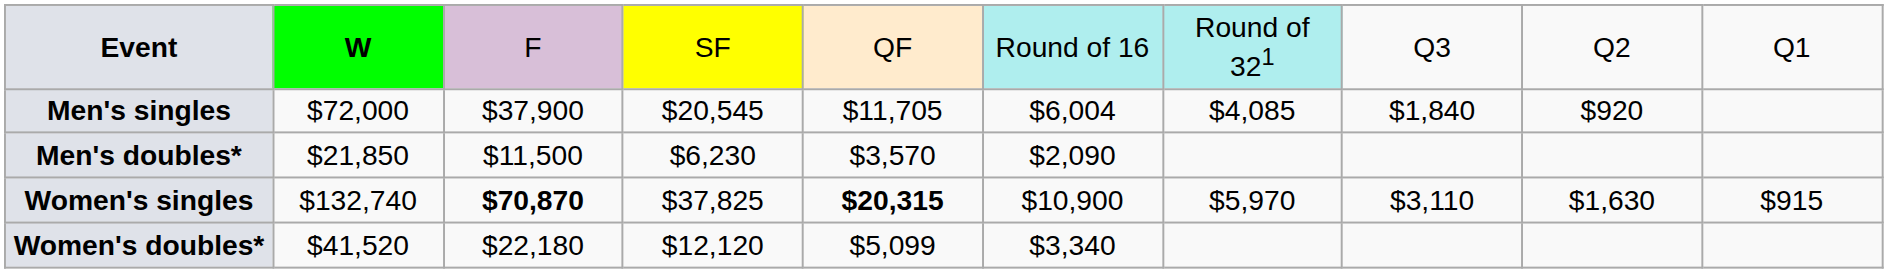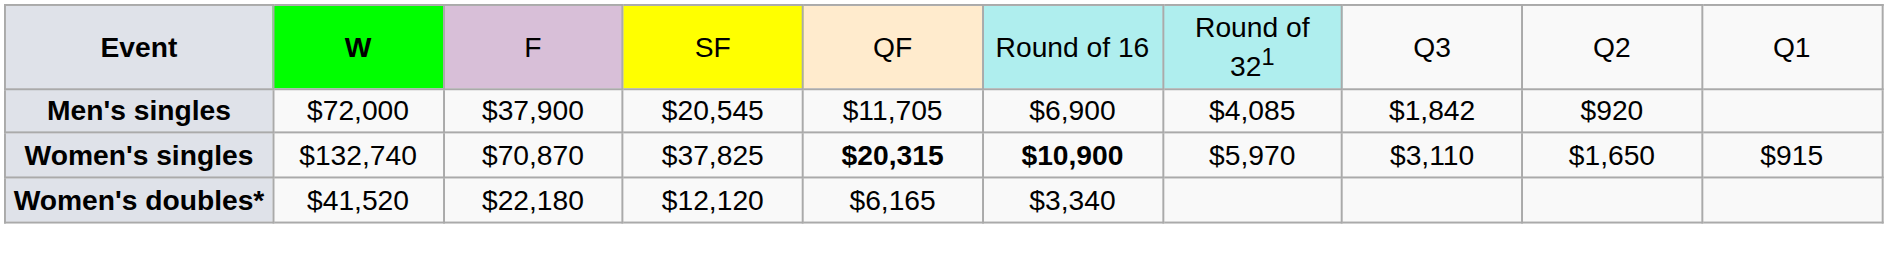(1072, 111) $6,004 -> (1072, 111) $6,900
(1432, 111) $1,840 -> (1432, 111) $1,842
- row: (139, 156)
(533, 200) bold -> (533, 156) normal
(1072, 200) normal -> (1072, 156) bold
(1612, 200) $1,630 -> (1612, 156) $1,650
(893, 245) $5,099 -> (893, 200) $6,165
